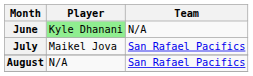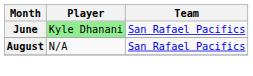(137, 30) N/A -> (187, 30) San Rafael Pacifics
- row: (25, 46)
